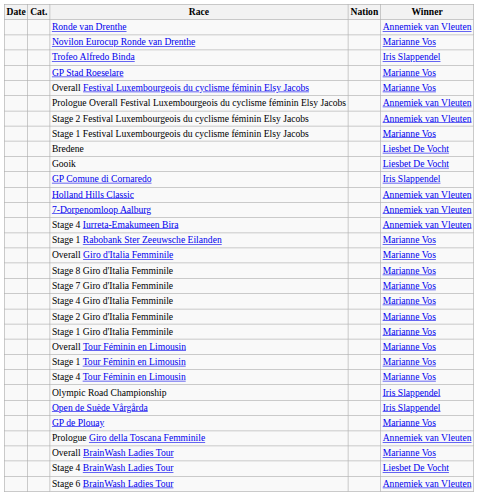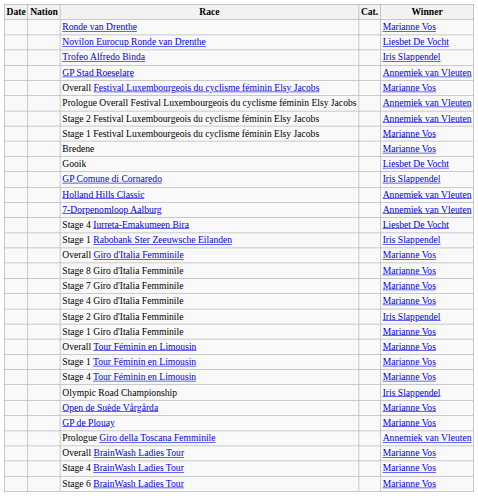columns swapped: (364, 12) <-> (39, 12)
(427, 27) Annemiek van Vleuten -> (409, 27) Marianne Vos
(409, 42) Marianne Vos -> (416, 42) Liesbet De Vocht
(409, 73) Marianne Vos -> (427, 73) Annemiek van Vleuten
(416, 149) Liesbet De Vocht -> (409, 149) Marianne Vos
(427, 225) Annemiek van Vleuten -> (416, 225) Liesbet De Vocht
(409, 240) Marianne Vos -> (412, 240) Iris Slappendel
(409, 316) Marianne Vos -> (412, 316) Iris Slappendel
(412, 407) Iris Slappendel -> (409, 407) Marianne Vos
(416, 468) Liesbet De Vocht -> (409, 468) Marianne Vos
(427, 484) Annemiek van Vleuten -> (409, 484) Marianne Vos
